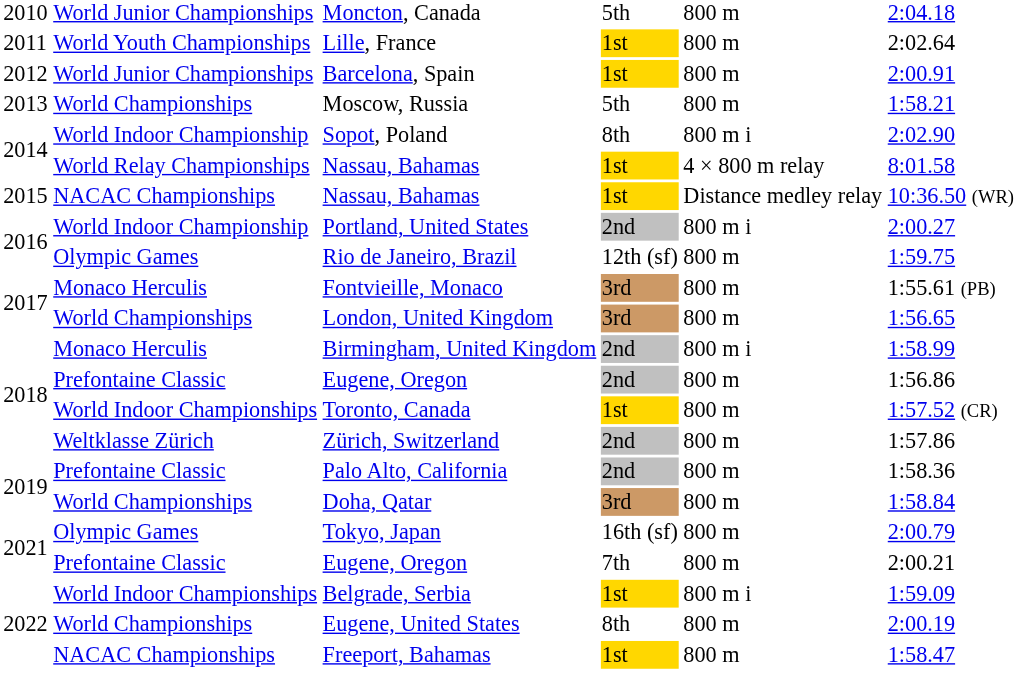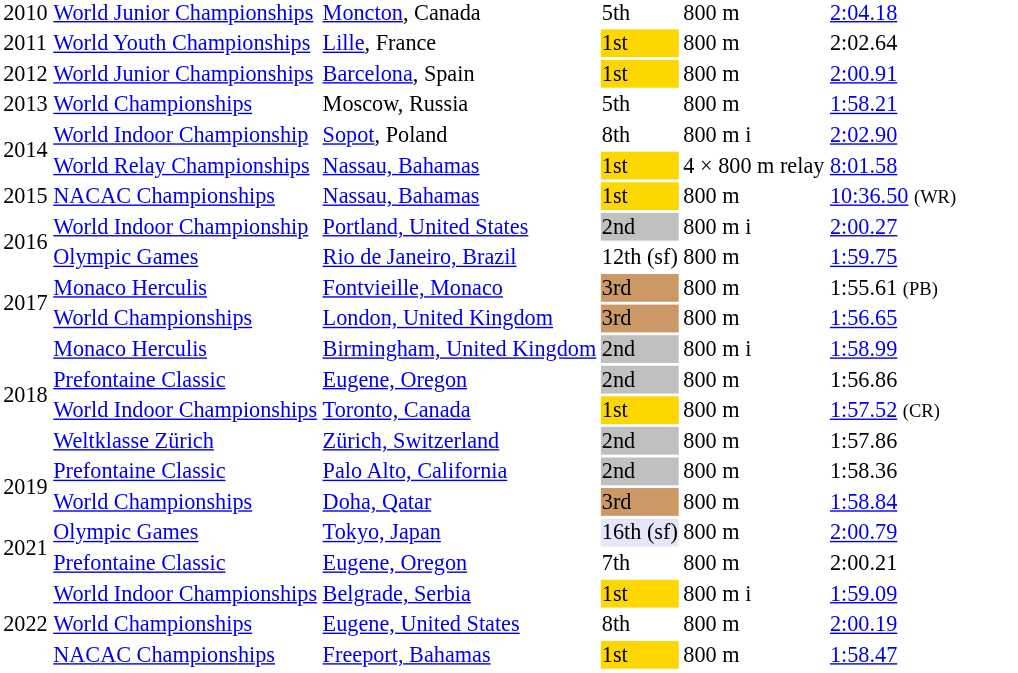(783, 195) Distance medley relay -> (711, 195) 800 m
(640, 532) no background -> (640, 532) lavender background
